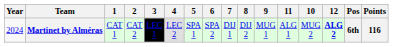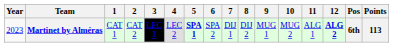columns swapped: (311, 11) <-> (288, 11)
(15, 29) 2024 -> (15, 29) 2023
(194, 29) normal -> (194, 29) bold
(375, 29) 116 -> (375, 29) 113
